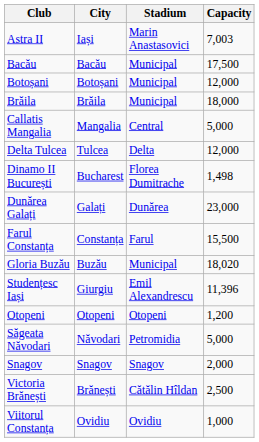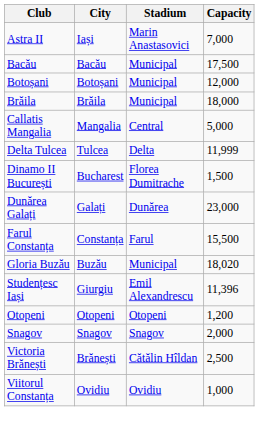(220, 38) 7,003 -> (220, 38) 7,000
(223, 151) 12,000 -> (223, 151) 11,999
(220, 176) 1,498 -> (220, 176) 1,500
- row: (29, 339)
